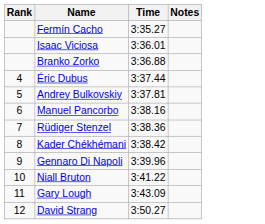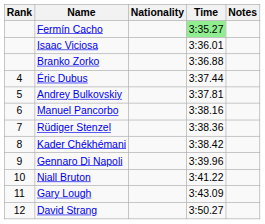+ column: (157, 12)
(148, 29) no background -> (206, 29) lightgreen background
